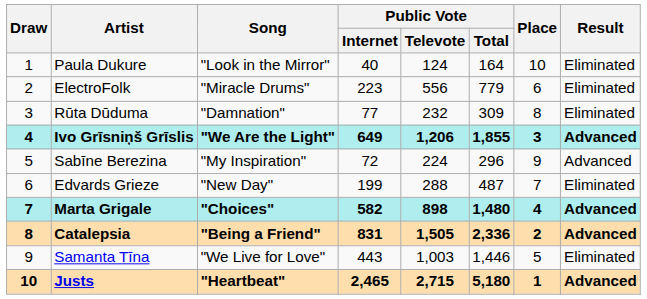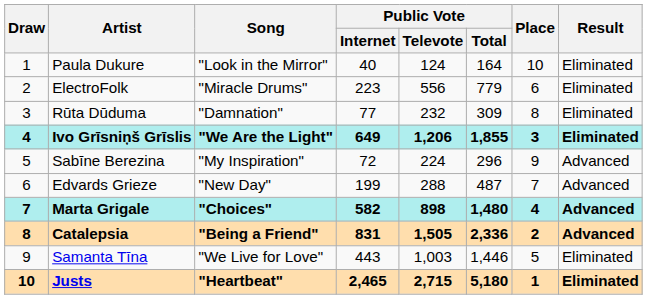(600, 137) Advanced -> (600, 137) Eliminated
(600, 185) Eliminated -> (596, 185) Advanced
(600, 281) Advanced -> (600, 281) Eliminated
